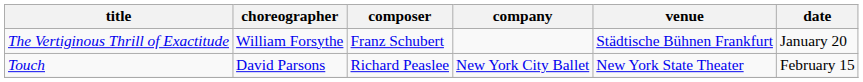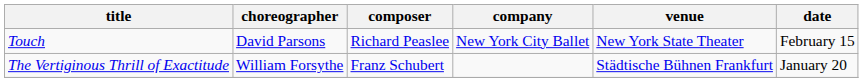rows swapped: (27, 65) <-> (119, 41)
